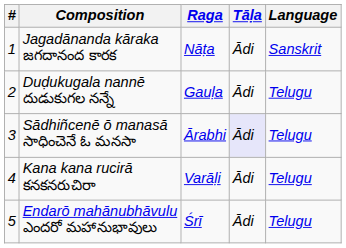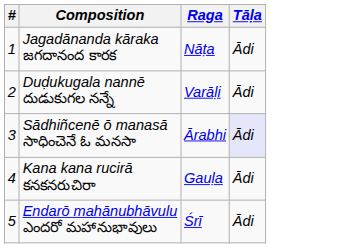- column: (303, 16)
(203, 92) Gauḷa -> (202, 92) Varāḷi
(202, 178) Varāḷi -> (203, 178) Gauḷa
